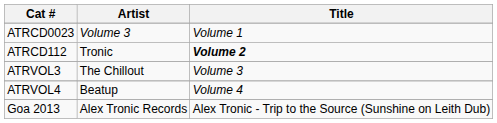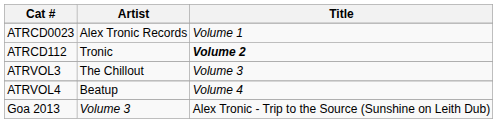(105, 33) Volume 3 -> (133, 33) Alex Tronic Records
(133, 109) Alex Tronic Records -> (105, 109) Volume 3
